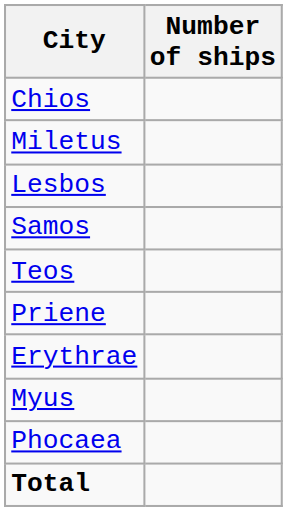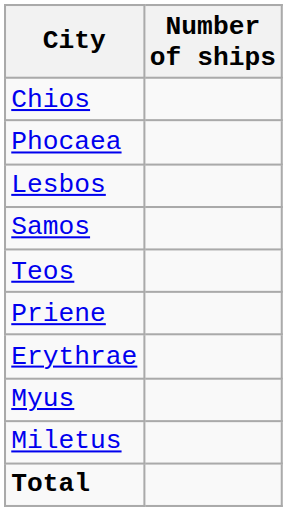rows swapped: (66, 142) <-> (66, 442)
